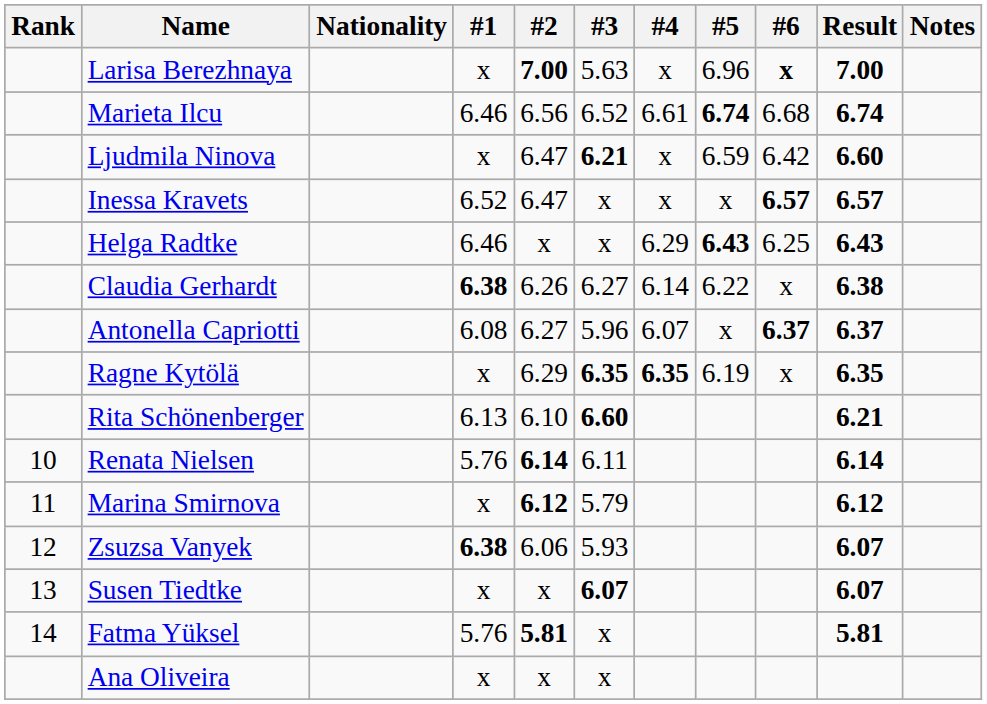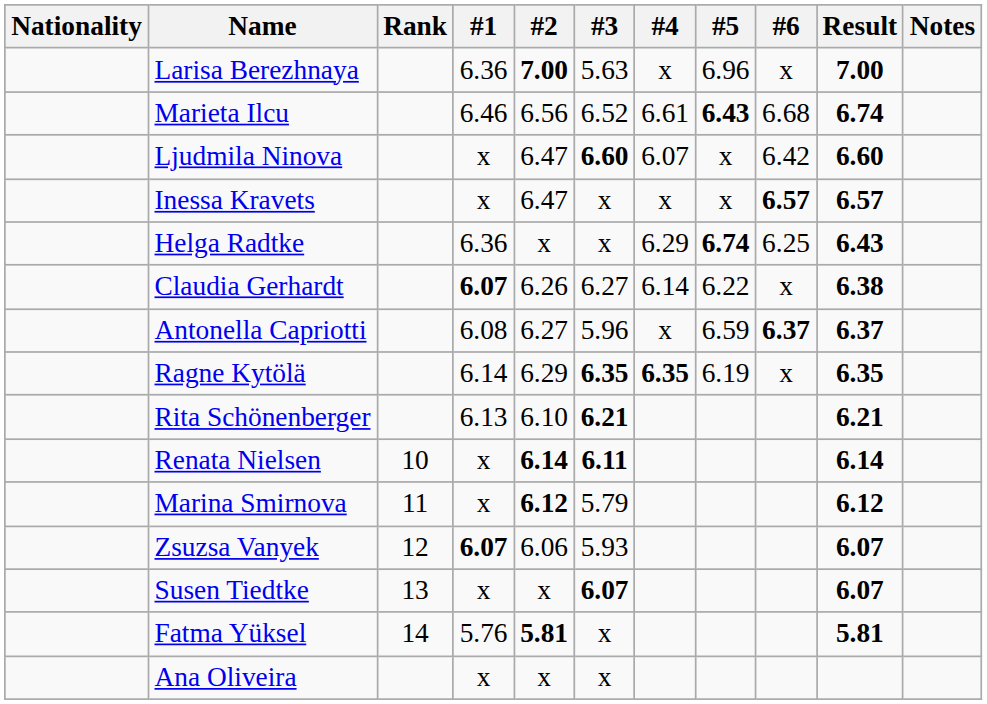columns swapped: (43, 26) <-> (382, 26)
(484, 69) x -> (484, 69) 6.36
(786, 69) bold -> (786, 69) normal
(726, 112) 6.74 -> (726, 112) 6.43
(605, 156) 6.21 -> (605, 156) 6.60
(665, 156) x -> (665, 156) 6.07
(726, 156) 6.59 -> (726, 156) x
(484, 199) 6.52 -> (484, 199) x
(484, 243) 6.46 -> (484, 243) 6.36
(726, 243) 6.43 -> (726, 243) 6.74
(484, 286) 6.38 -> (484, 286) 6.07
(665, 329) 6.07 -> (665, 329) x
(726, 329) x -> (726, 329) 6.59
(484, 373) x -> (484, 373) 6.14
(605, 416) 6.60 -> (605, 416) 6.21
(484, 460) 5.76 -> (484, 460) x
(605, 460) normal -> (605, 460) bold
(484, 546) 6.38 -> (484, 546) 6.07
